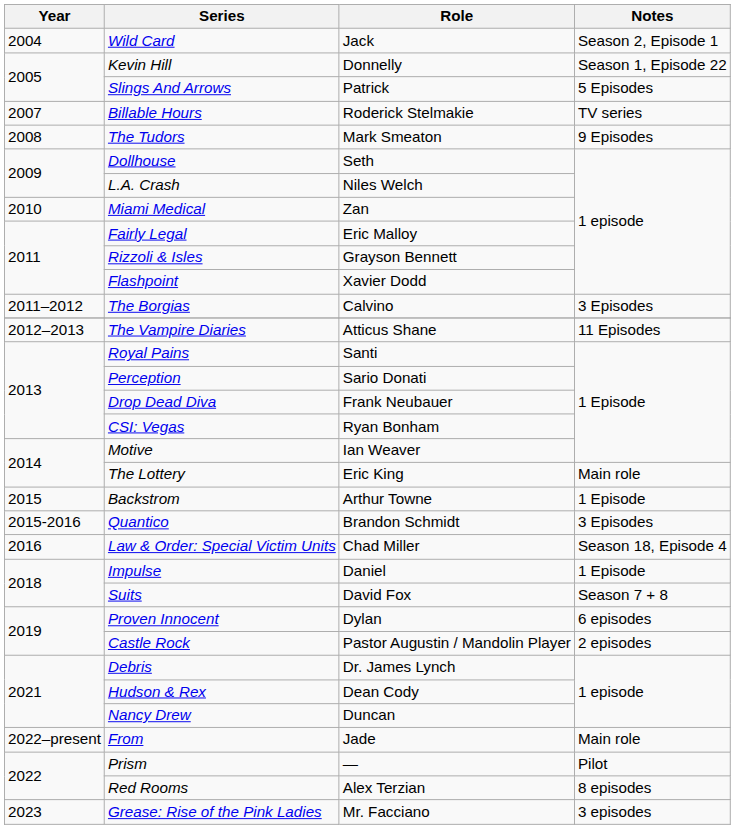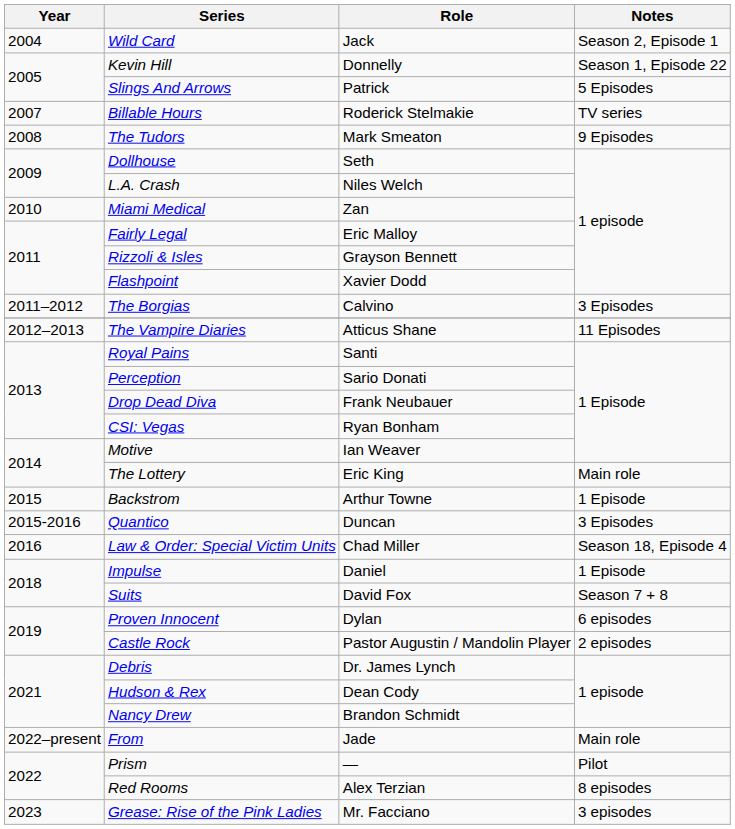(401, 522) Brandon Schmidt -> (369, 522) Duncan
(369, 715) Duncan -> (401, 715) Brandon Schmidt
